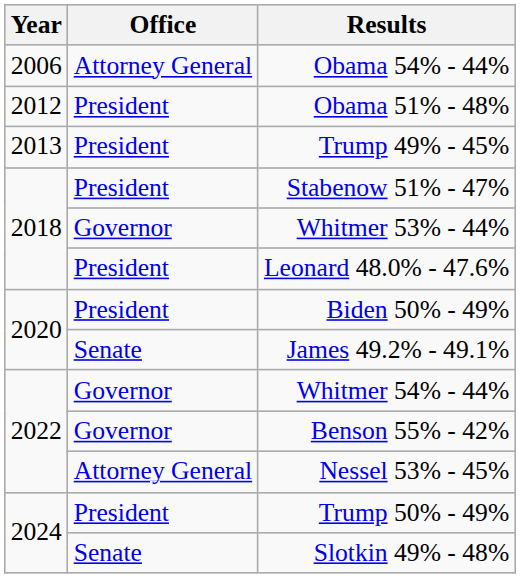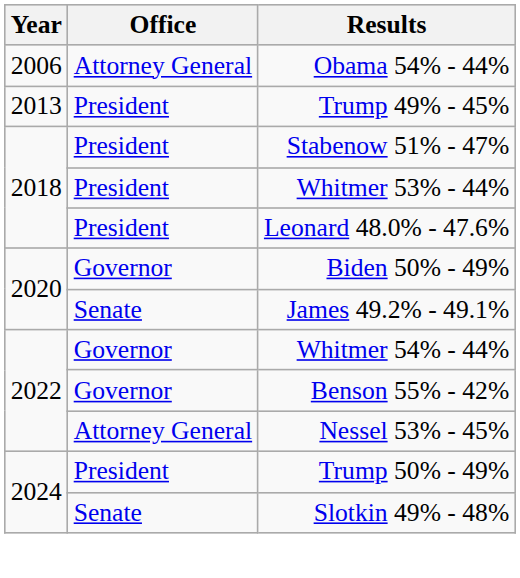- row: (411, 106)
(123, 227) Governor -> (121, 187) President
(121, 308) President -> (123, 268) Governor
